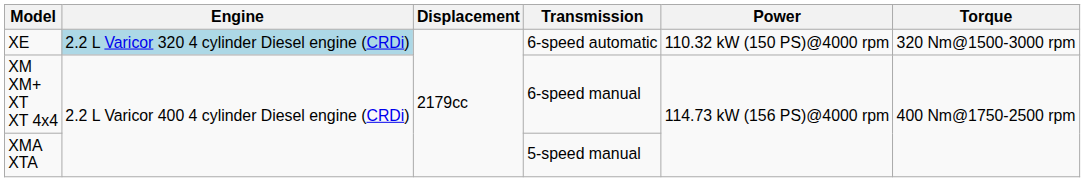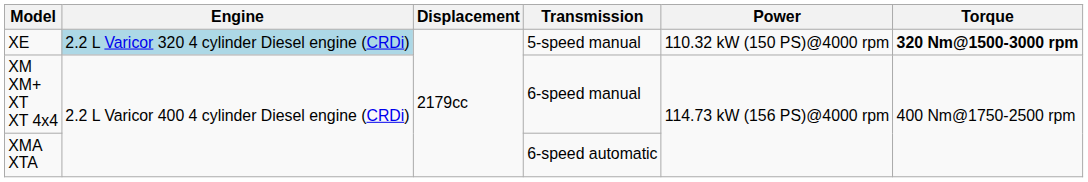(592, 42) 6-speed automatic -> (584, 42) 5-speed manual
(986, 42) normal -> (988, 42) bold
(584, 154) 5-speed manual -> (592, 154) 6-speed automatic
